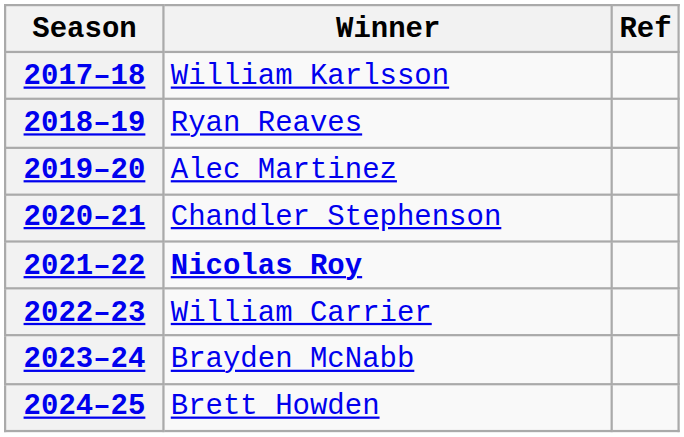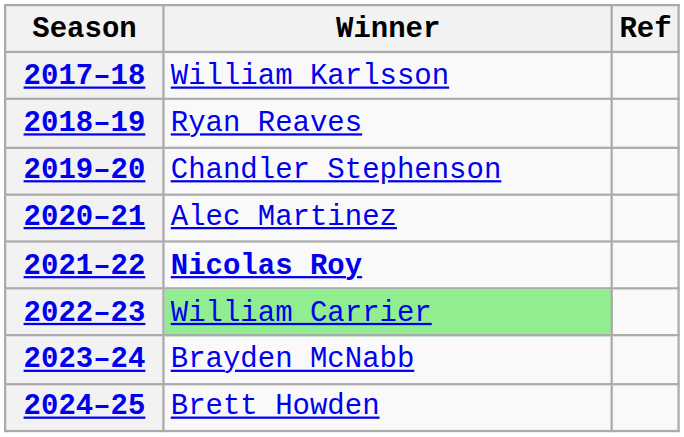(284, 170) Alec Martinez -> (336, 170) Chandler Stephenson
(336, 218) Chandler Stephenson -> (284, 218) Alec Martinez
(301, 312) no background -> (301, 312) lightgreen background
